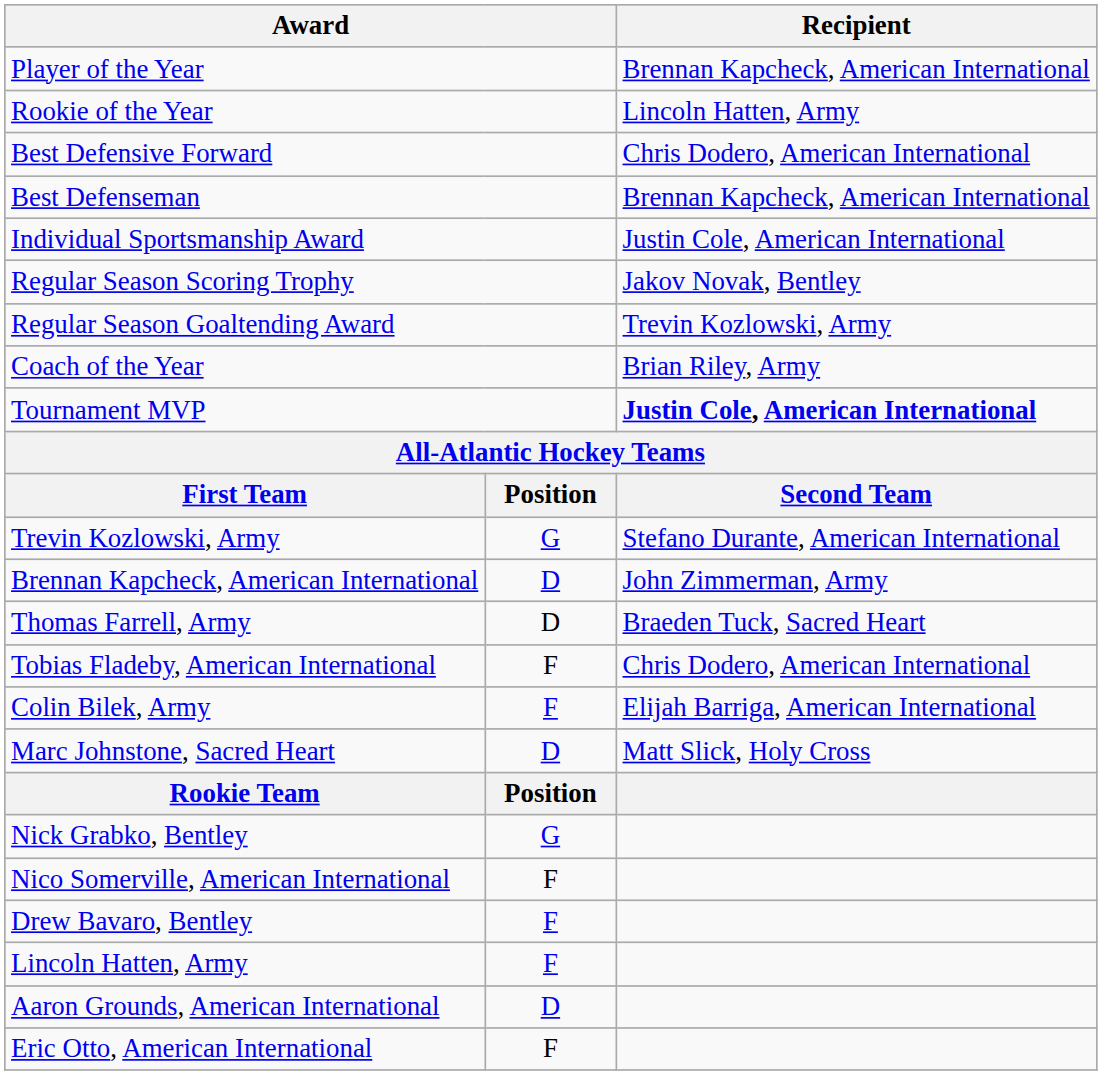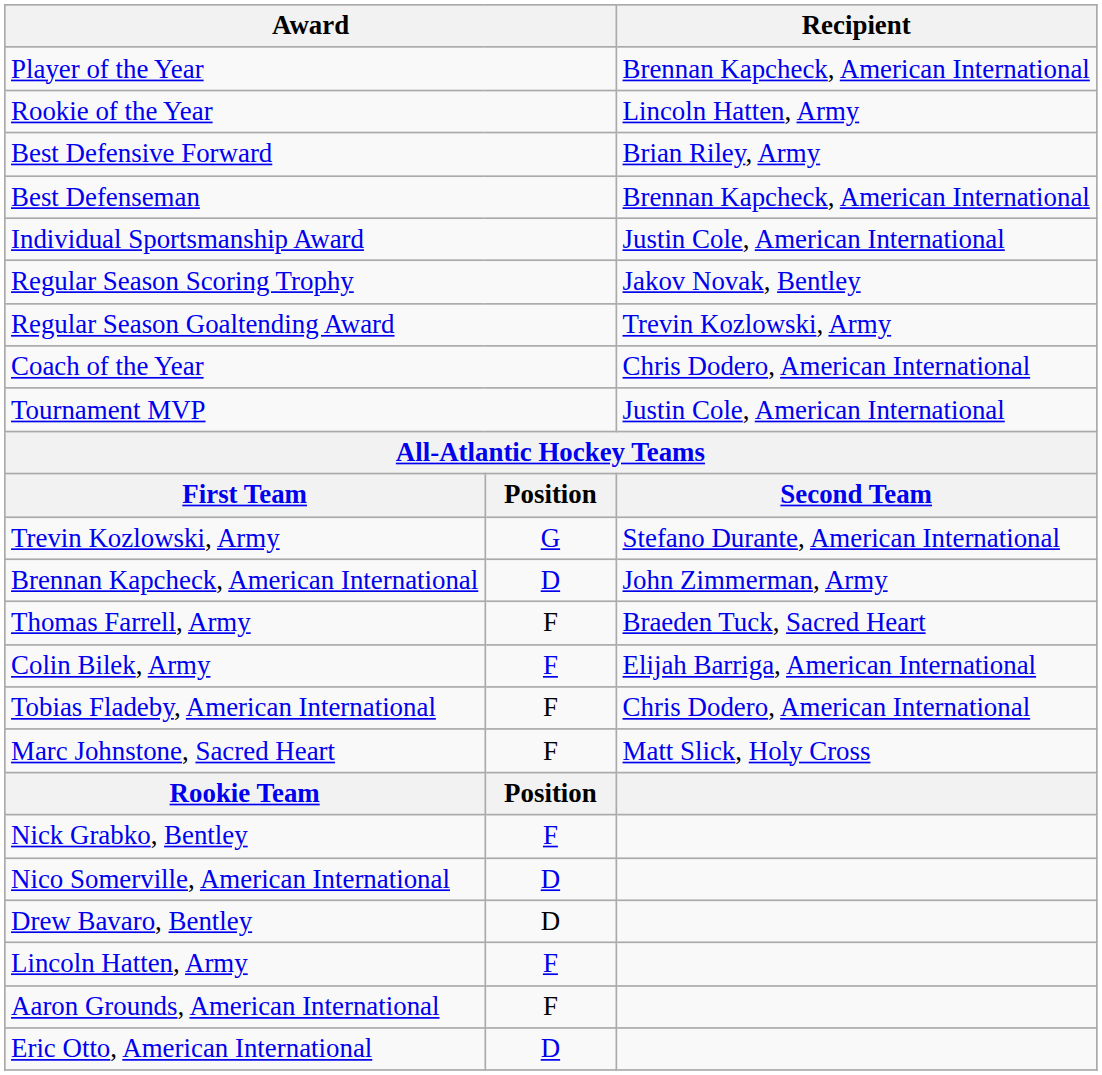(826, 153) Chris Dodero, American International -> (721, 153) Brian Riley, Army
(721, 366) Brian Riley, Army -> (826, 366) Chris Dodero, American International
(829, 409) bold -> (814, 409) normal
(550, 622) D -> (550, 622) F
rows swapped: (111, 707) <-> (223, 665)
(550, 750) D -> (550, 750) F
(550, 835) G -> (550, 835) F
(550, 878) F -> (550, 878) D
(550, 921) F -> (550, 921) D
(550, 1006) D -> (550, 1006) F
(550, 1048) F -> (550, 1048) D
